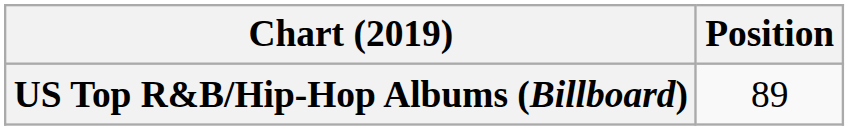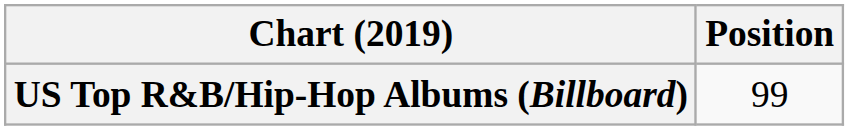(770, 93) 89 -> (770, 93) 99
